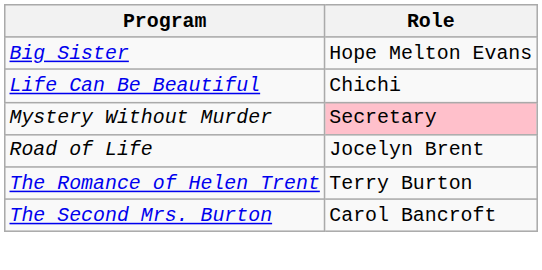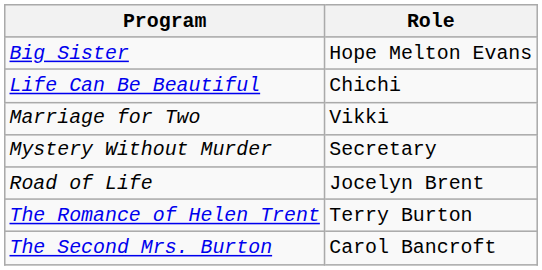+ row: (105, 118)
(383, 118) pink background -> (383, 151) no background
